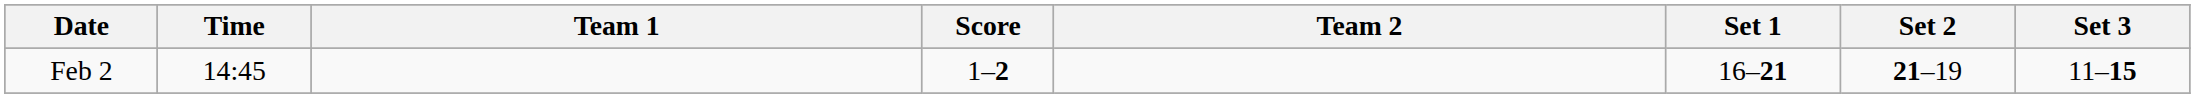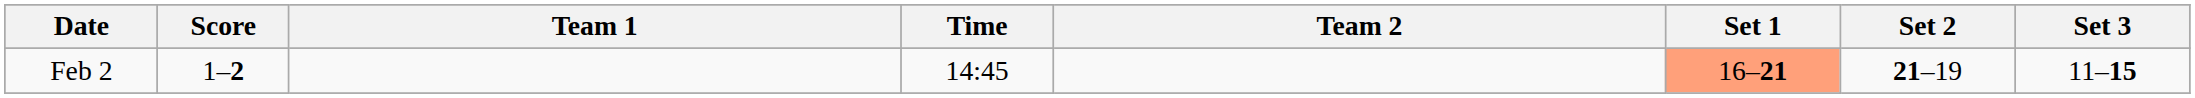columns swapped: (234, 26) <-> (988, 26)
(1753, 70) no background -> (1753, 70) lightsalmon background
